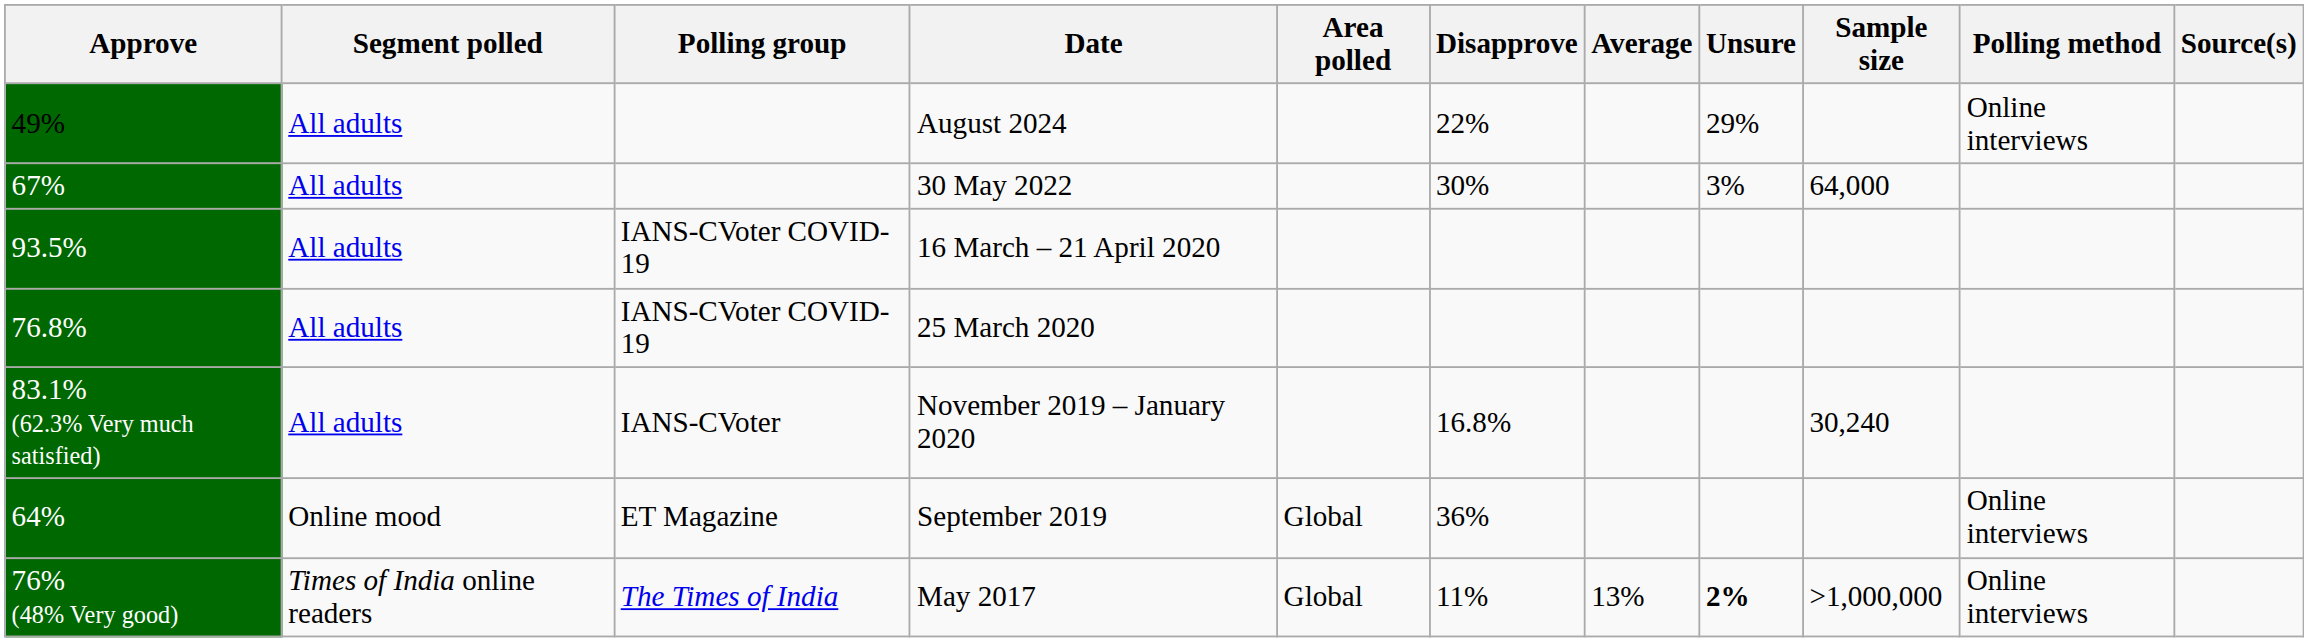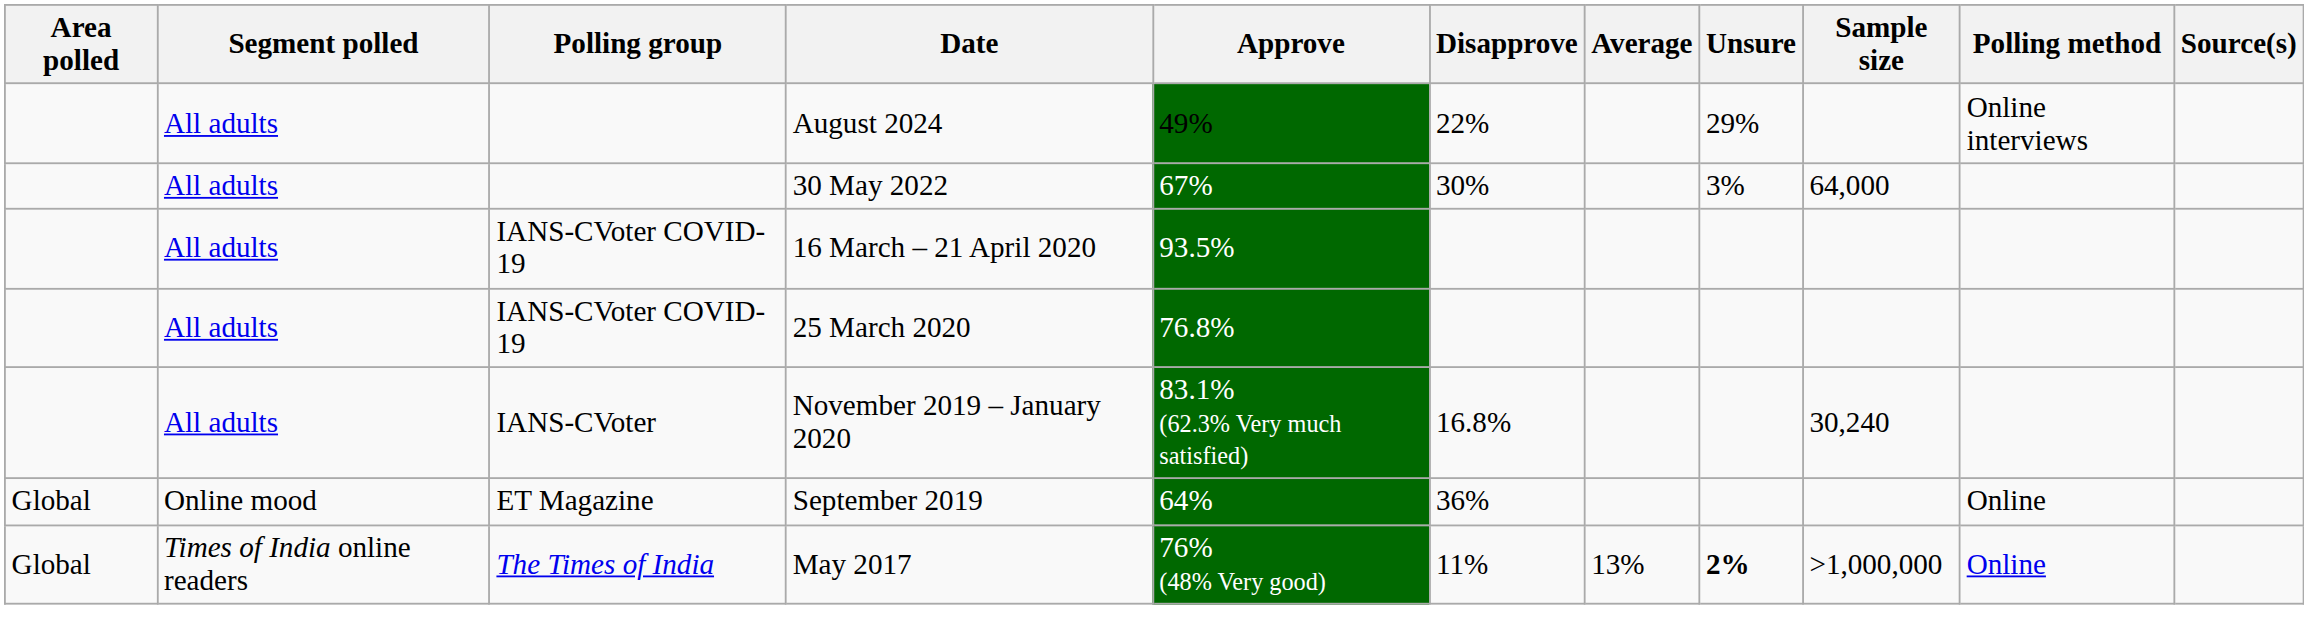columns swapped: (1353, 43) <-> (143, 43)
(2027, 517) Online interviews -> (2006, 501) Online
(2027, 596) Online interviews -> (2006, 563) Online
